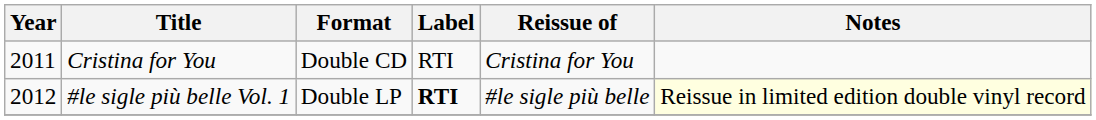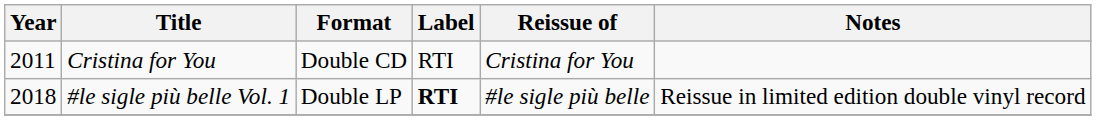(33, 96) 2012 -> (33, 96) 2018
(873, 96) lightyellow background -> (873, 96) no background
